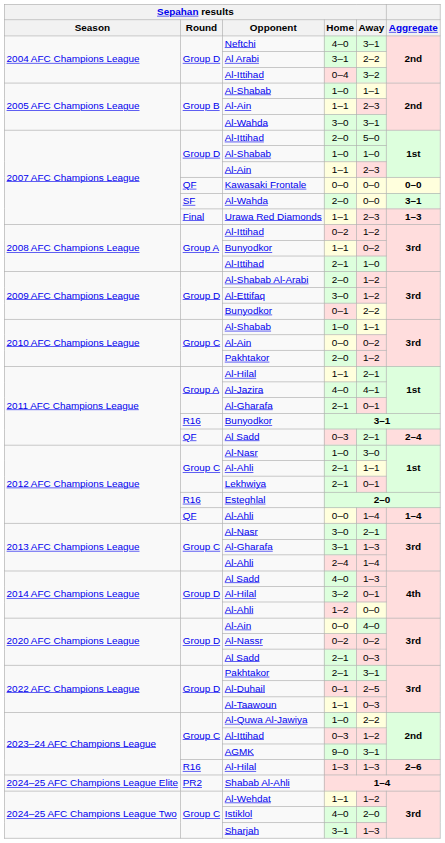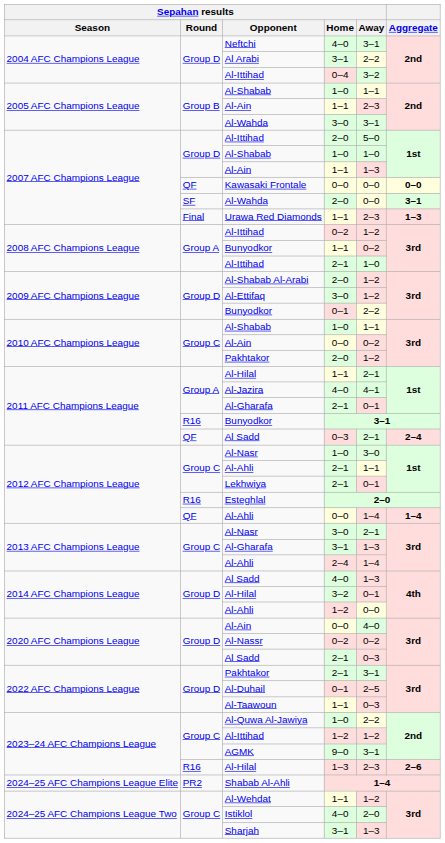(371, 169) 2–3 -> (371, 169) 1–3
(340, 736) 0–3 -> (340, 736) 1–2
(371, 767) 1–3 -> (371, 767) 2–3
